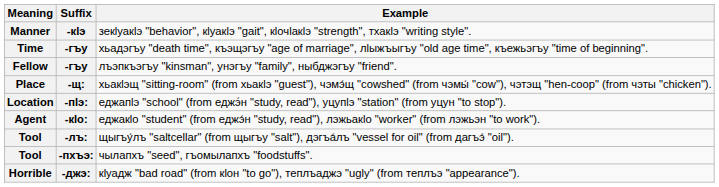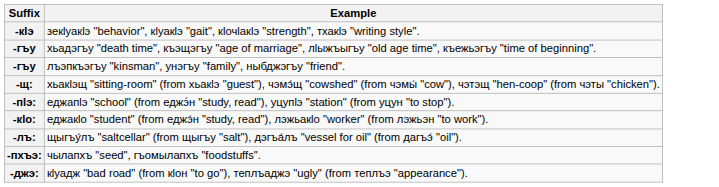- column: (30, 13)
